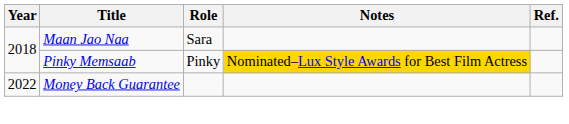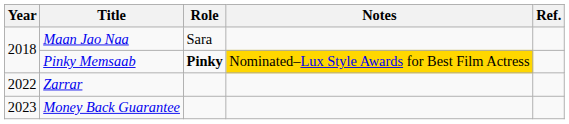(203, 61) normal -> (205, 61) bold
+ row: (63, 84)
(22, 84) 2022 -> (22, 107) 2023
